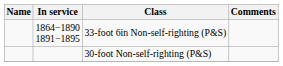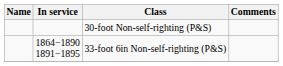rows swapped: (148, 54) <-> (155, 33)
